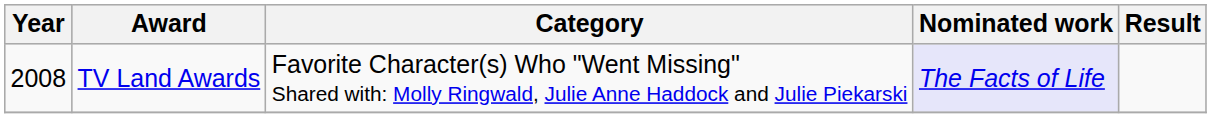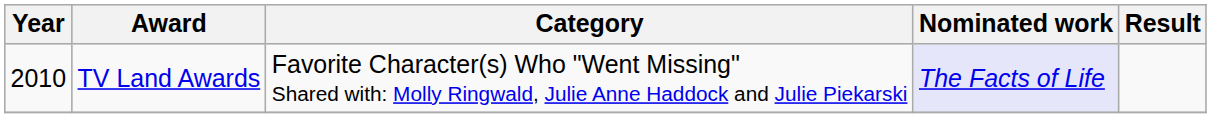(38, 77) 2008 -> (38, 77) 2010
